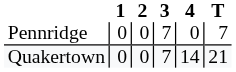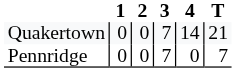rows swapped: (48, 33) <-> (56, 56)
